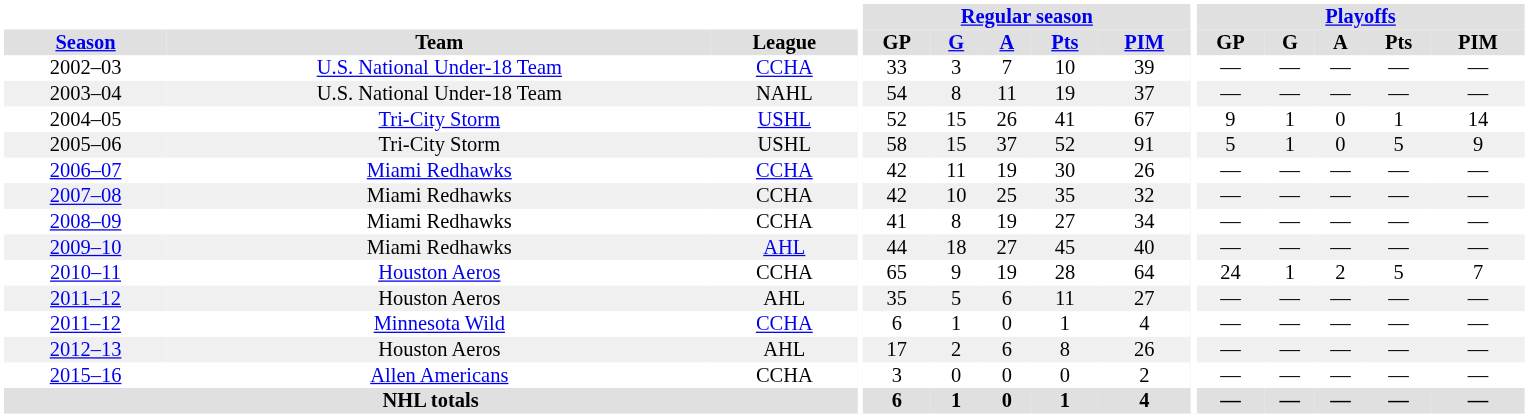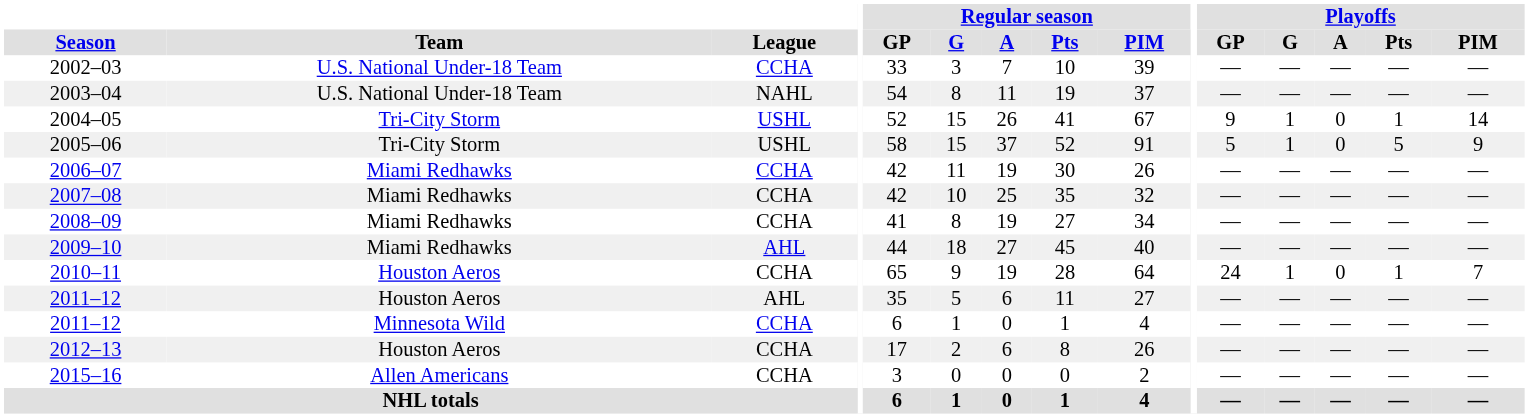(1340, 272) 2 -> (1340, 272) 0
(1399, 272) 5 -> (1399, 272) 1
(784, 349) AHL -> (784, 349) CCHA
